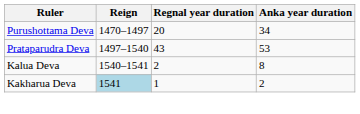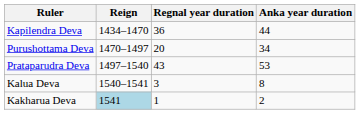+ row: (44, 30)
(156, 65) 2 -> (156, 83) 3
